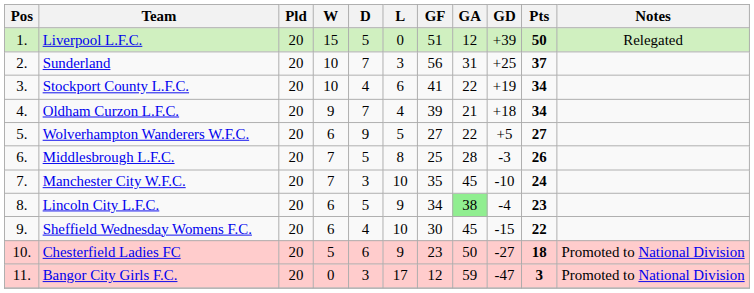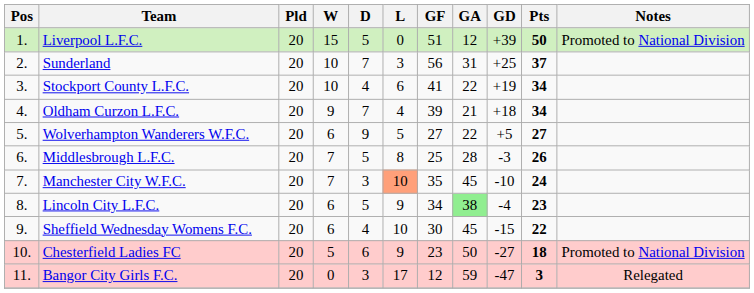(653, 39) Relegated -> (653, 39) Promoted to National Division
(400, 181) no background -> (400, 181) lightsalmon background
(653, 275) Promoted to National Division -> (653, 275) Relegated
